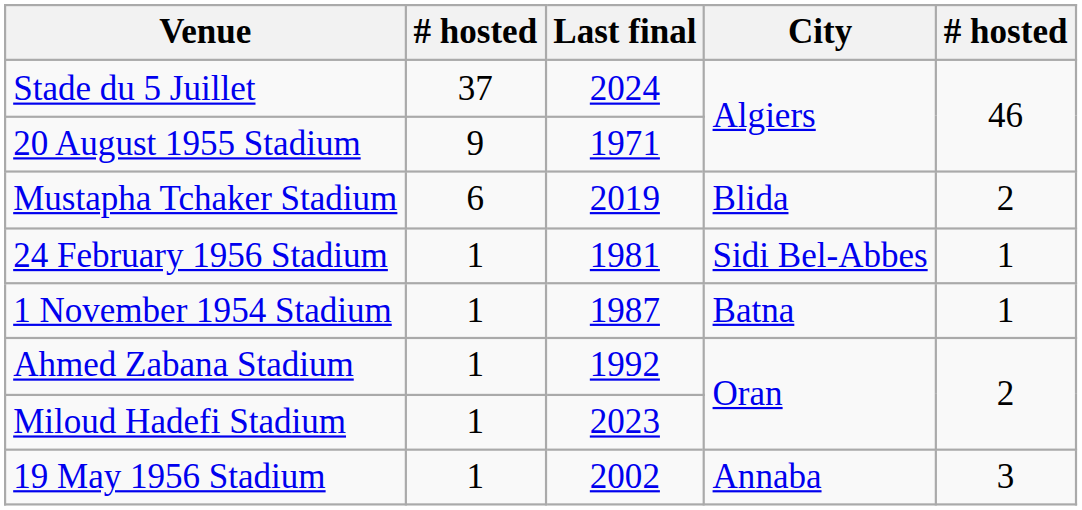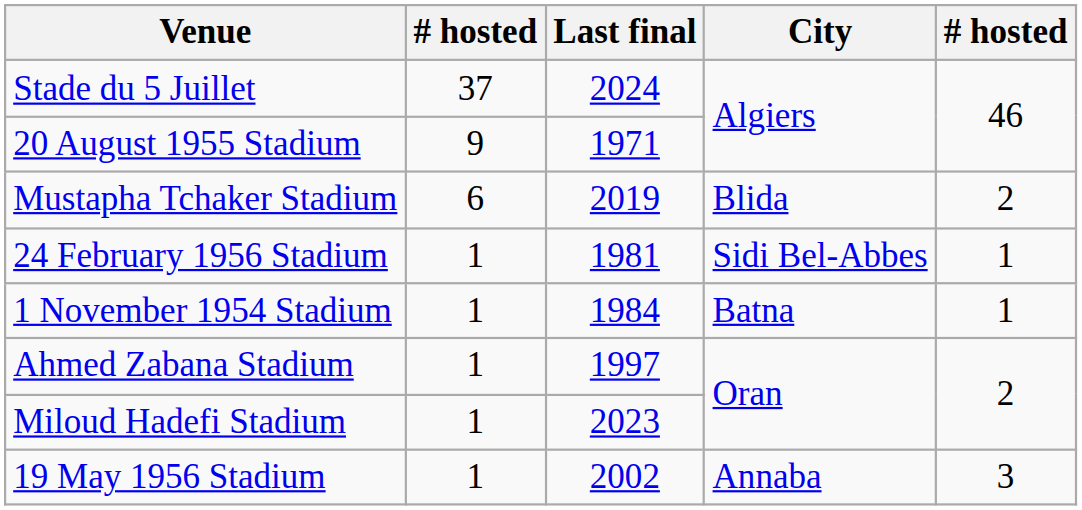(625, 310) 1987 -> (625, 310) 1984
(625, 365) 1992 -> (625, 365) 1997
